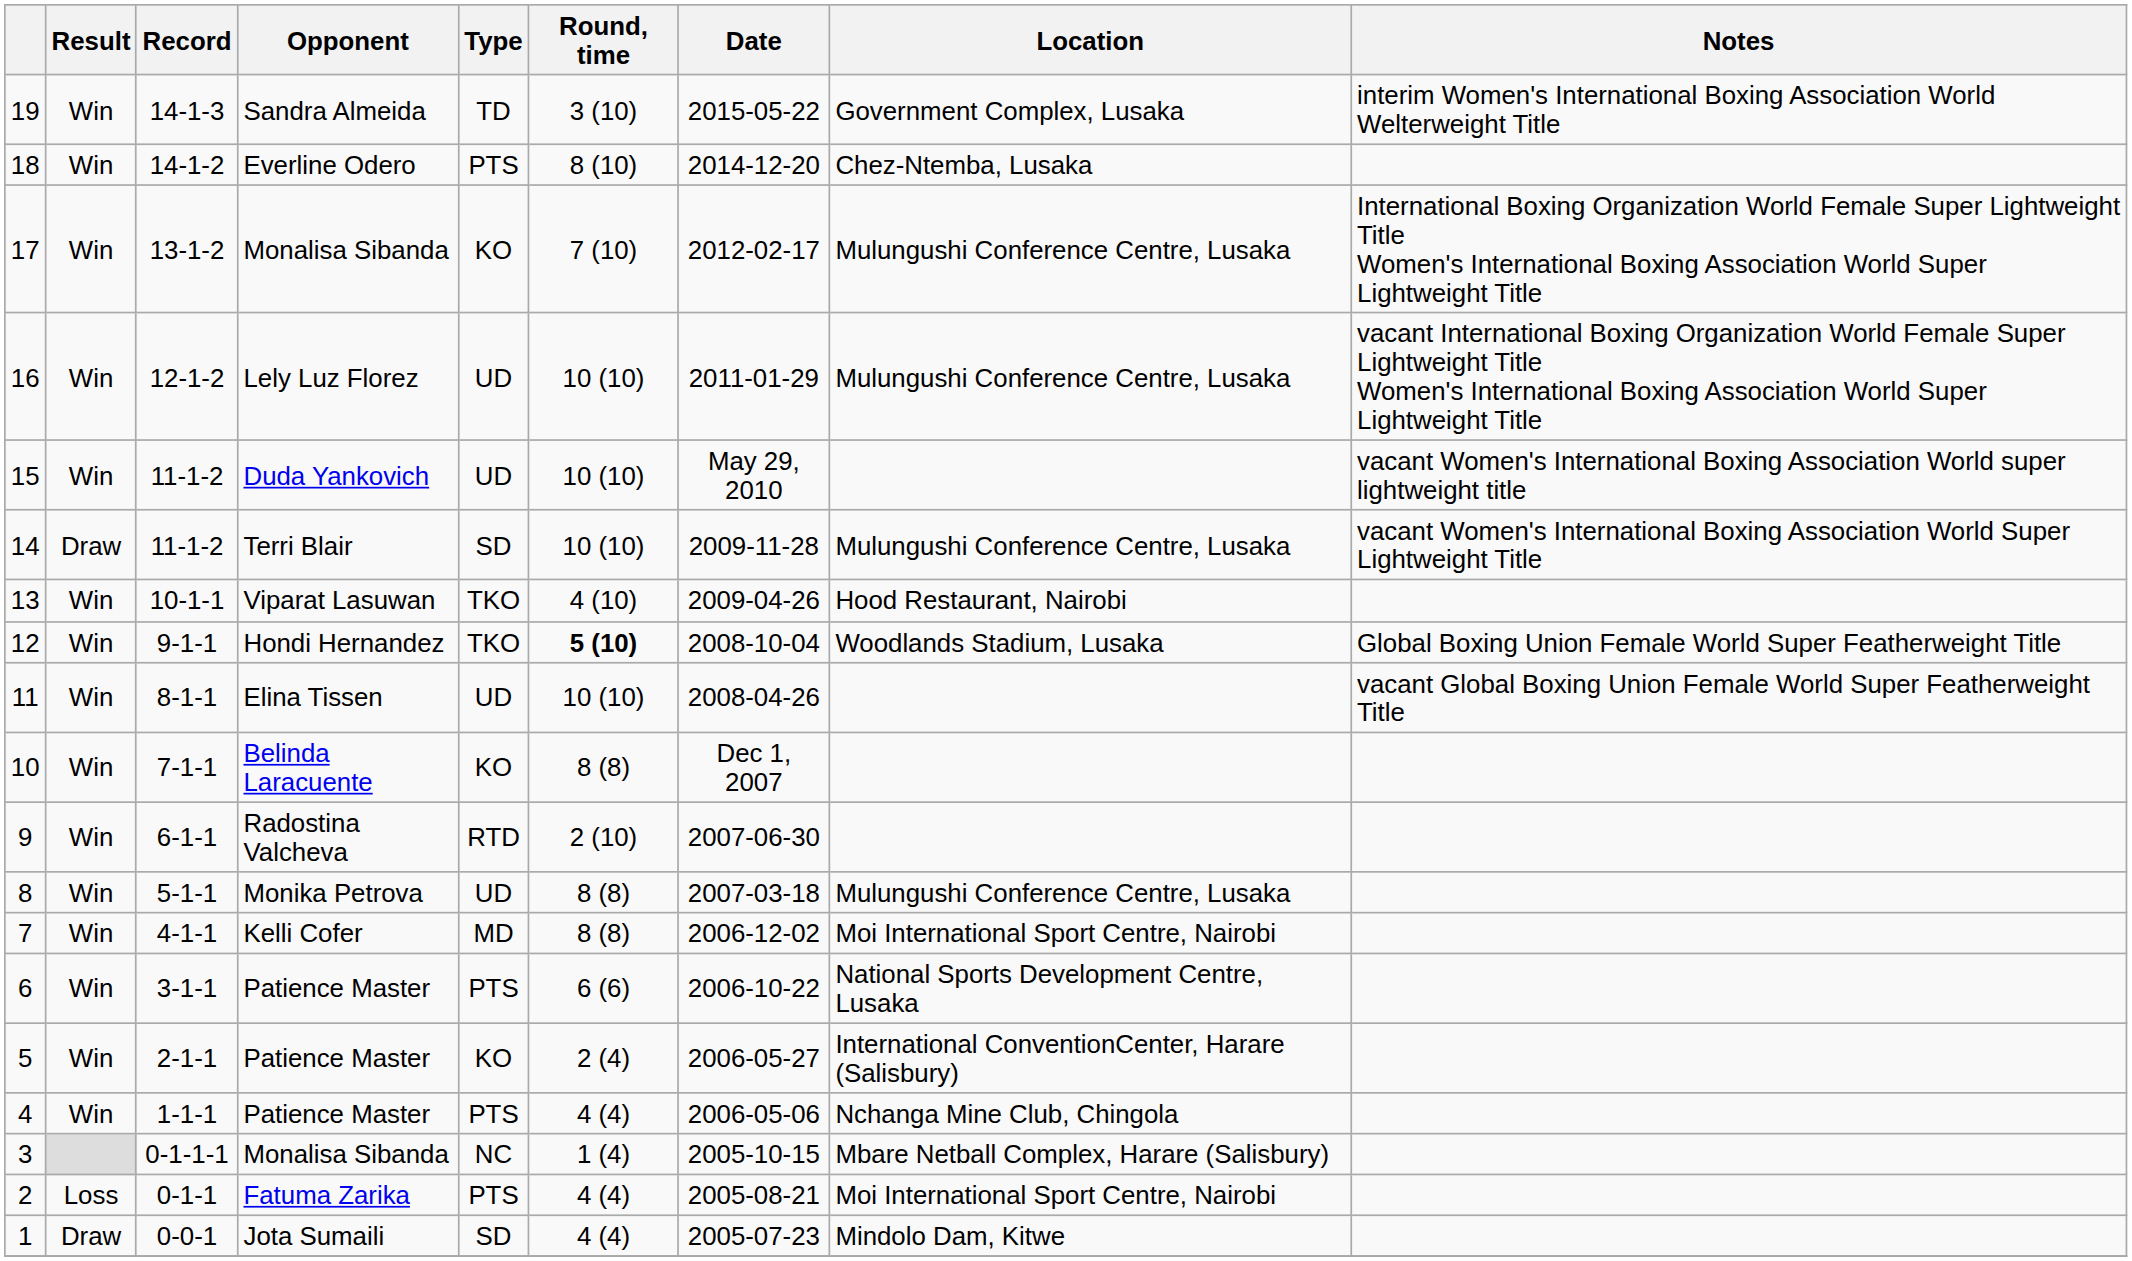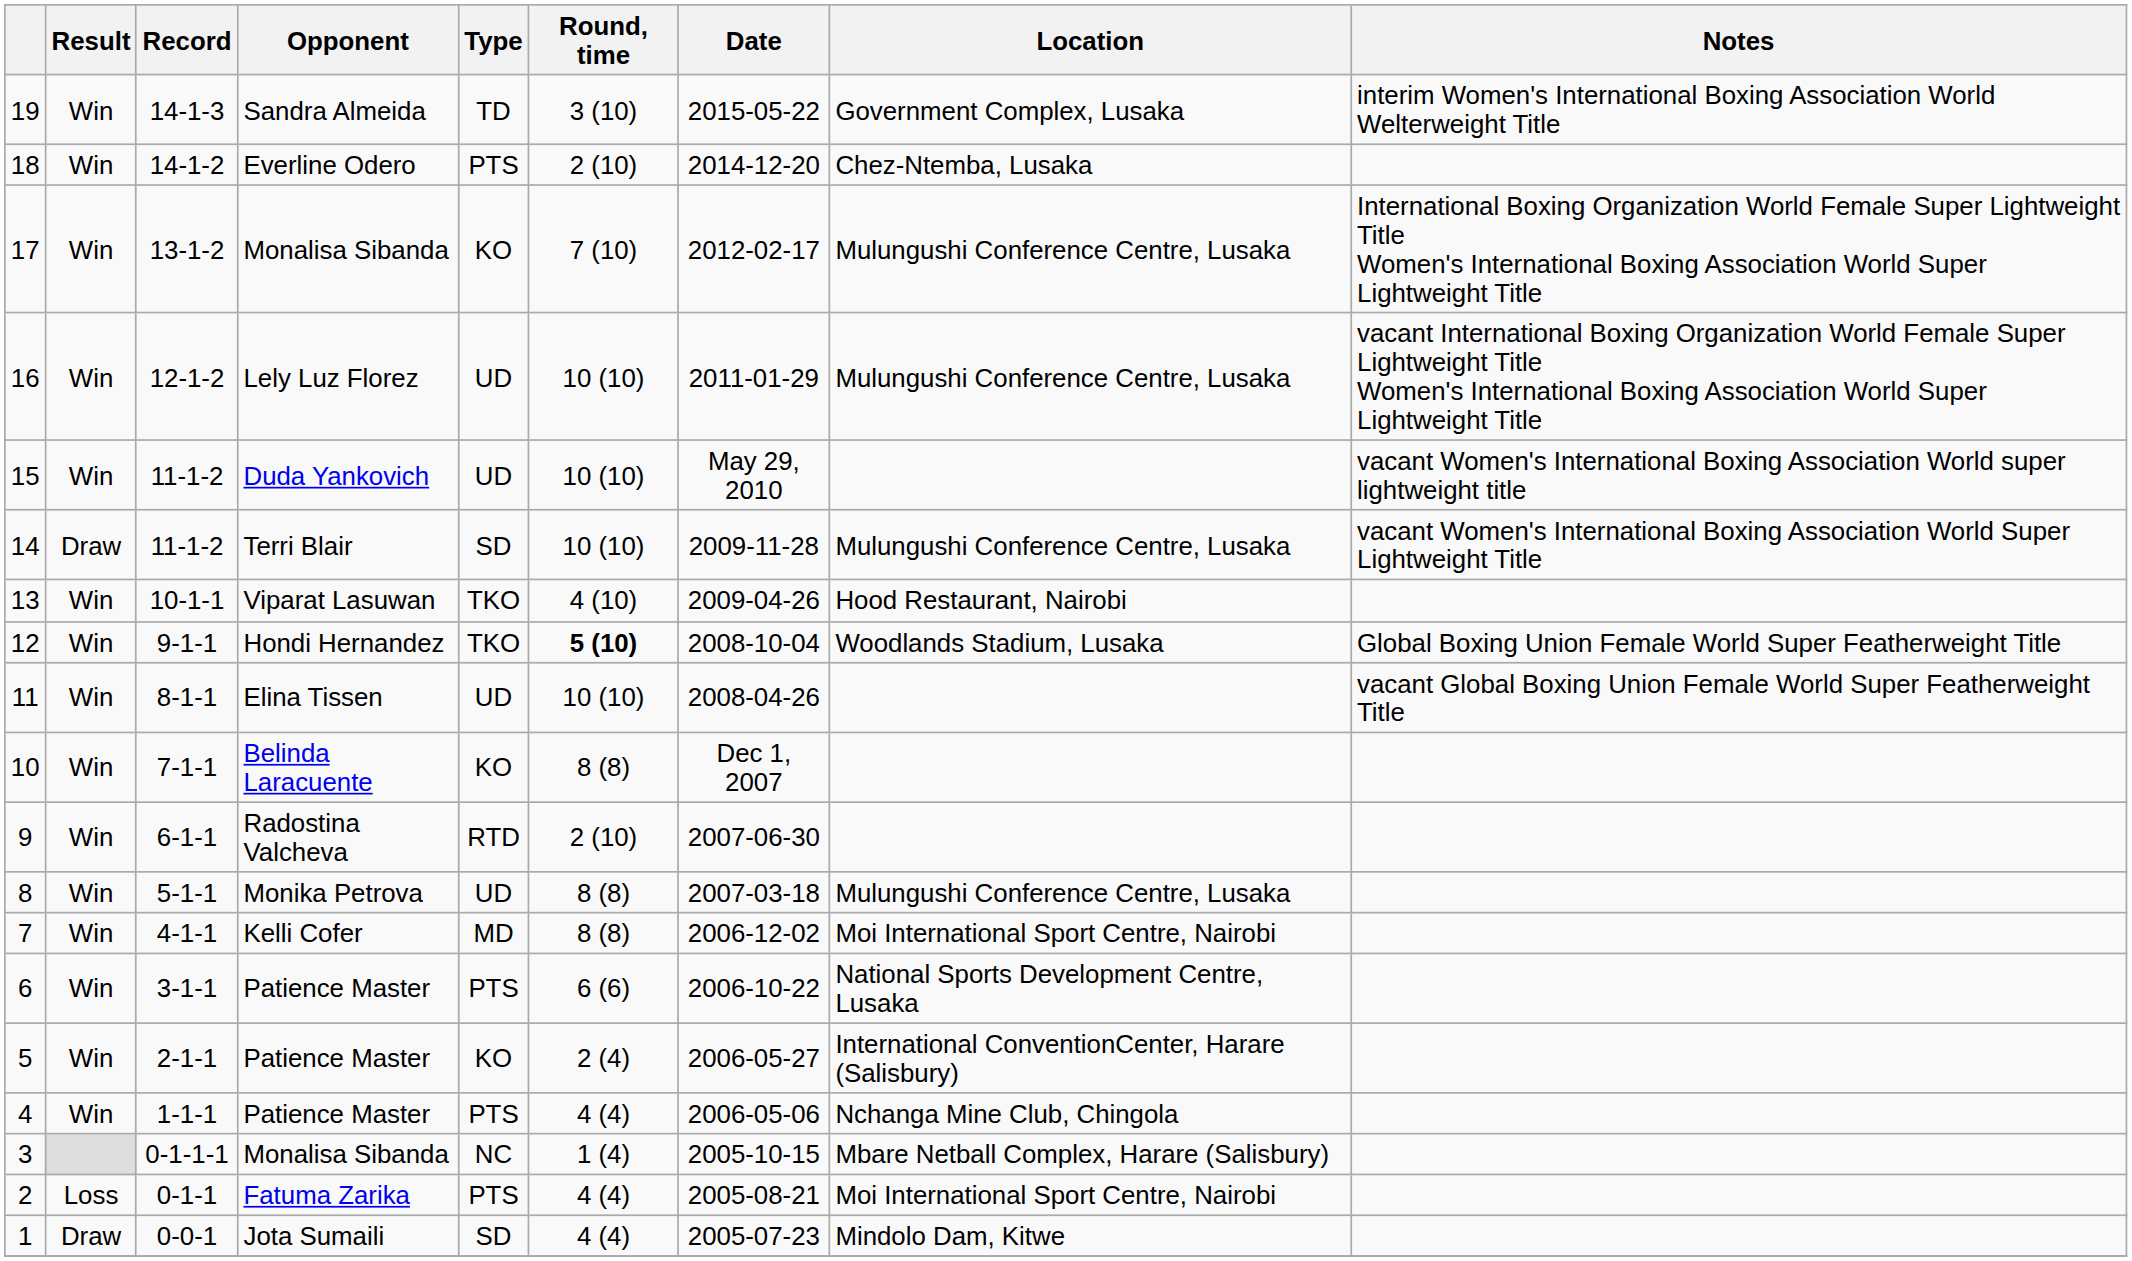(603, 165) 8 (10) -> (603, 165) 2 (10)
